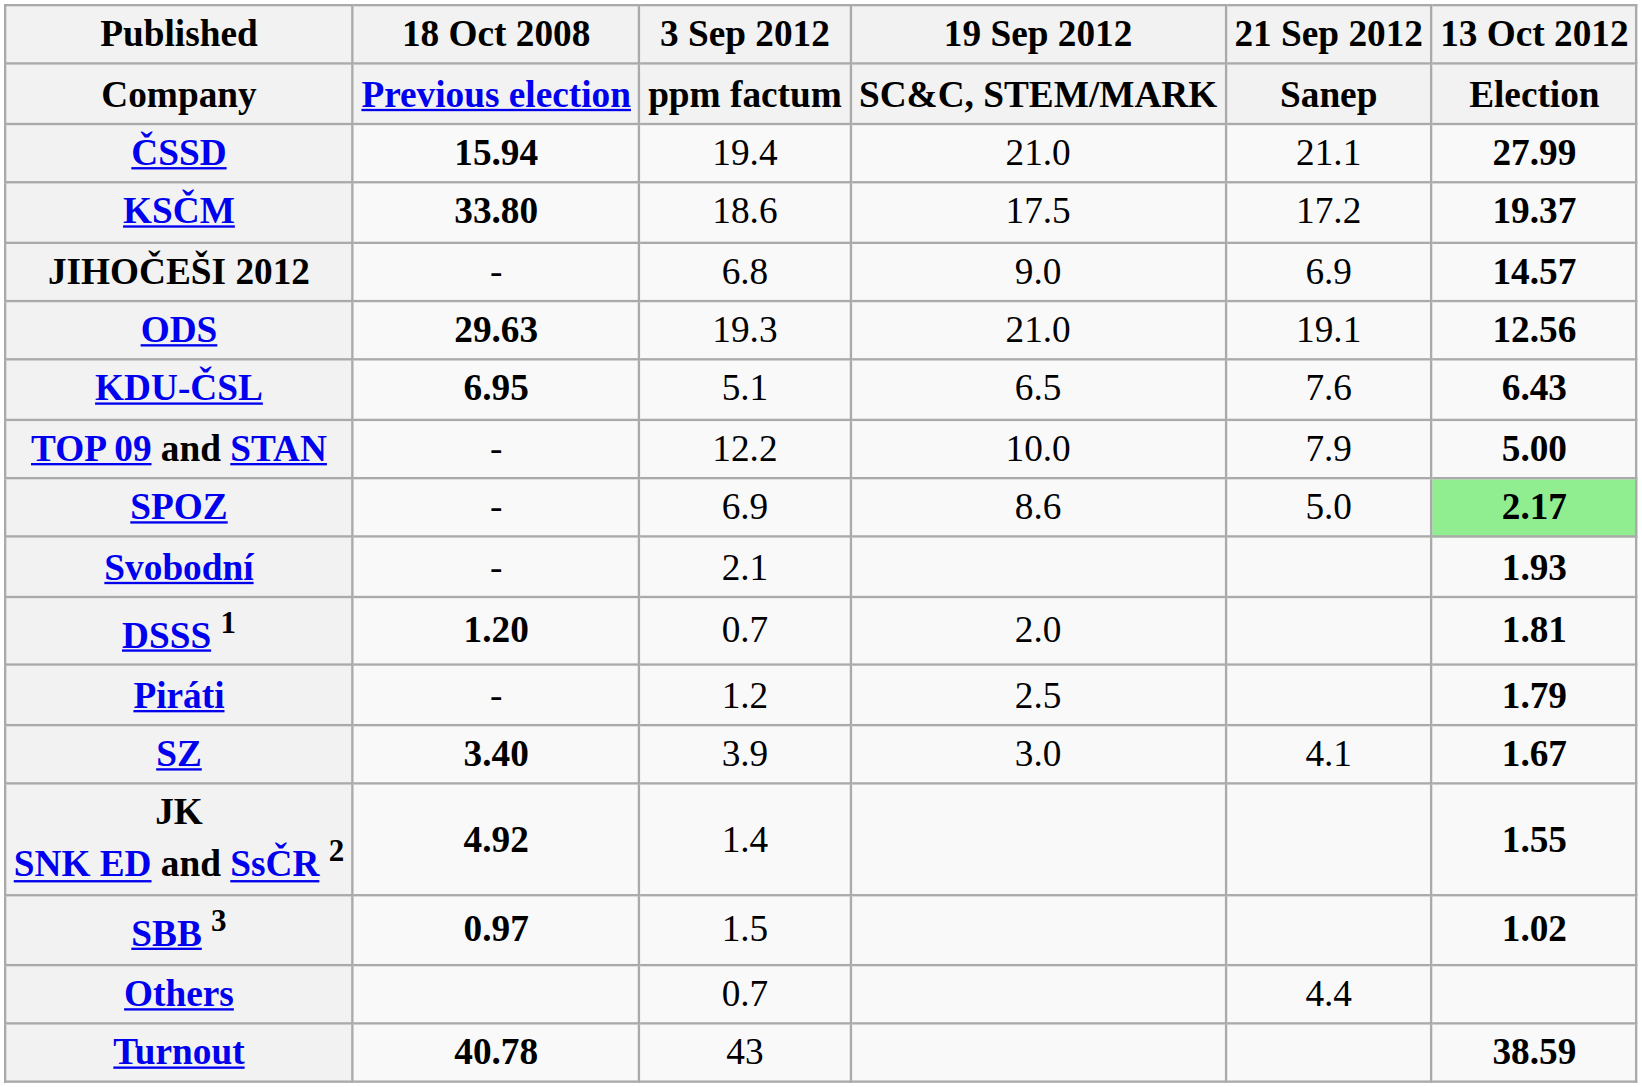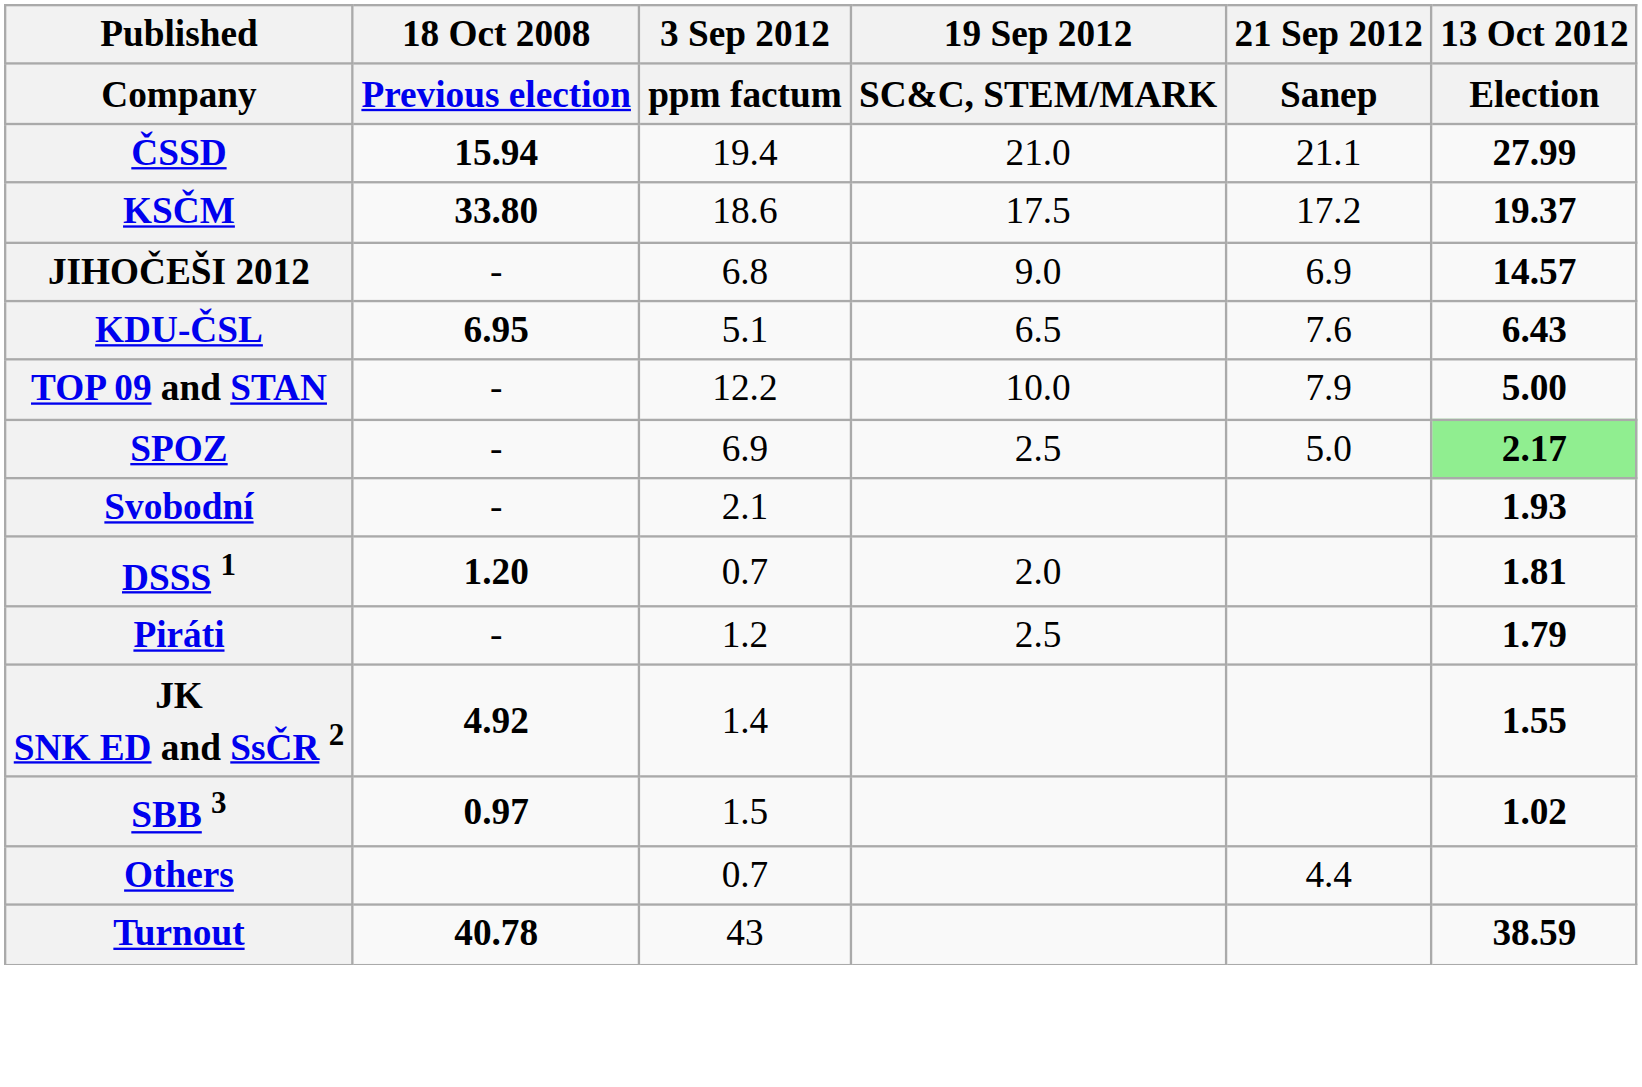- row: (179, 329)
(1038, 507) 8.6 -> (1038, 447) 2.5
- row: (179, 753)
